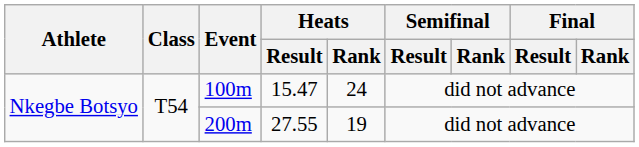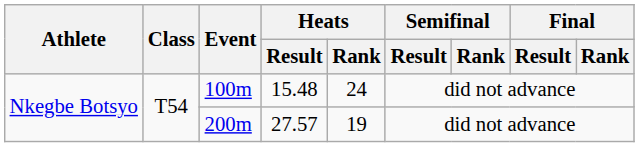(294, 90) 15.47 -> (294, 90) 15.48
(294, 124) 27.55 -> (294, 124) 27.57
